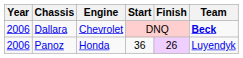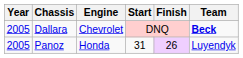(18, 29) 2006 -> (18, 29) 2005
(18, 45) 2006 -> (18, 45) 2005
(140, 45) 36 -> (140, 45) 31
